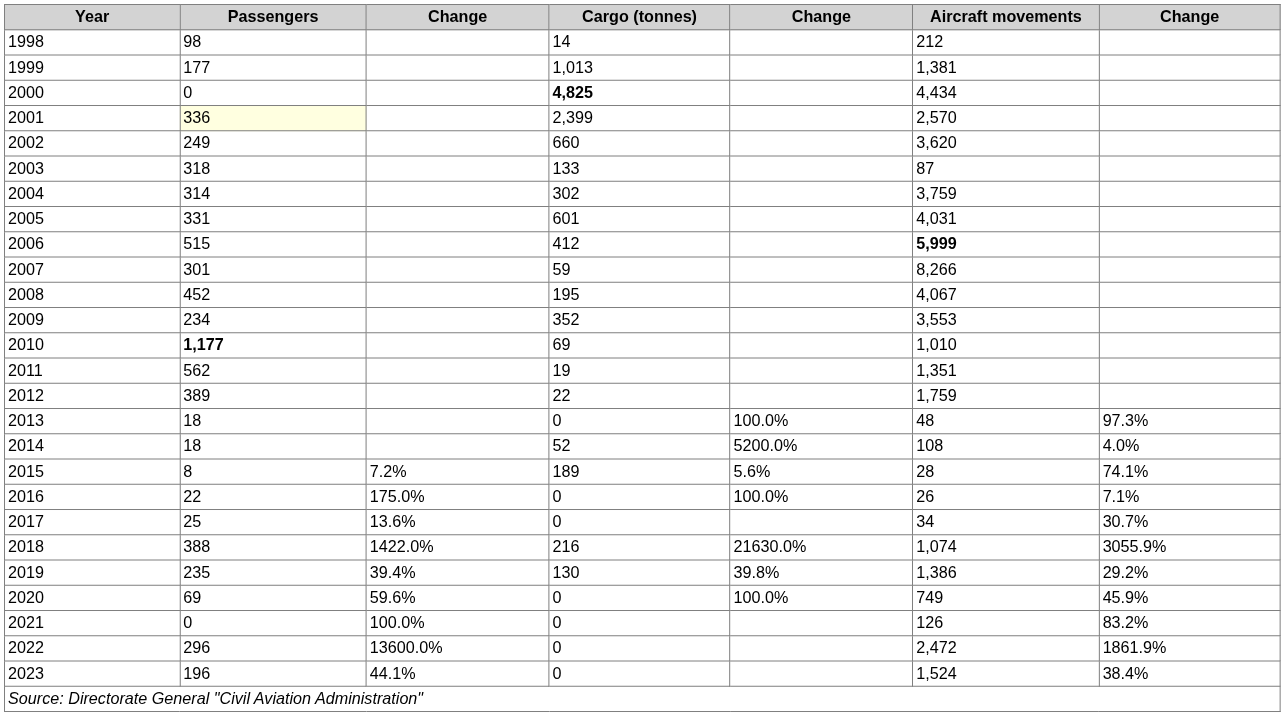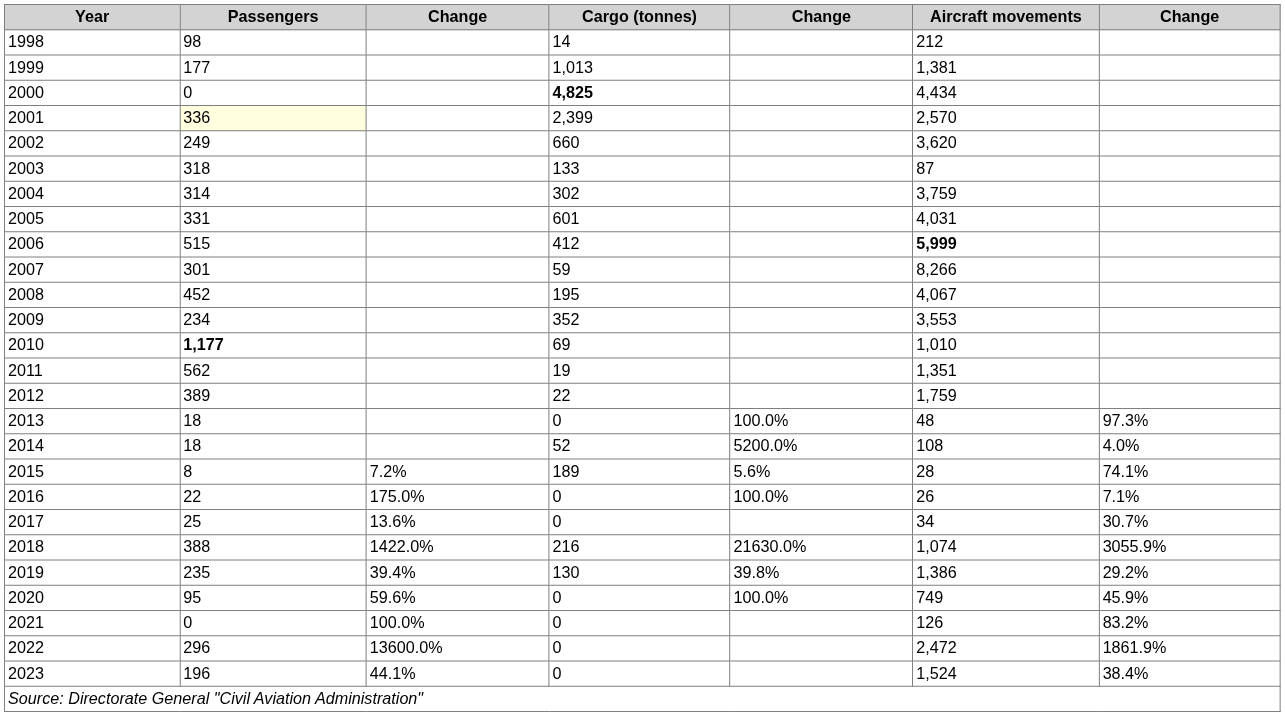(192, 597) 69 -> (192, 597) 95
